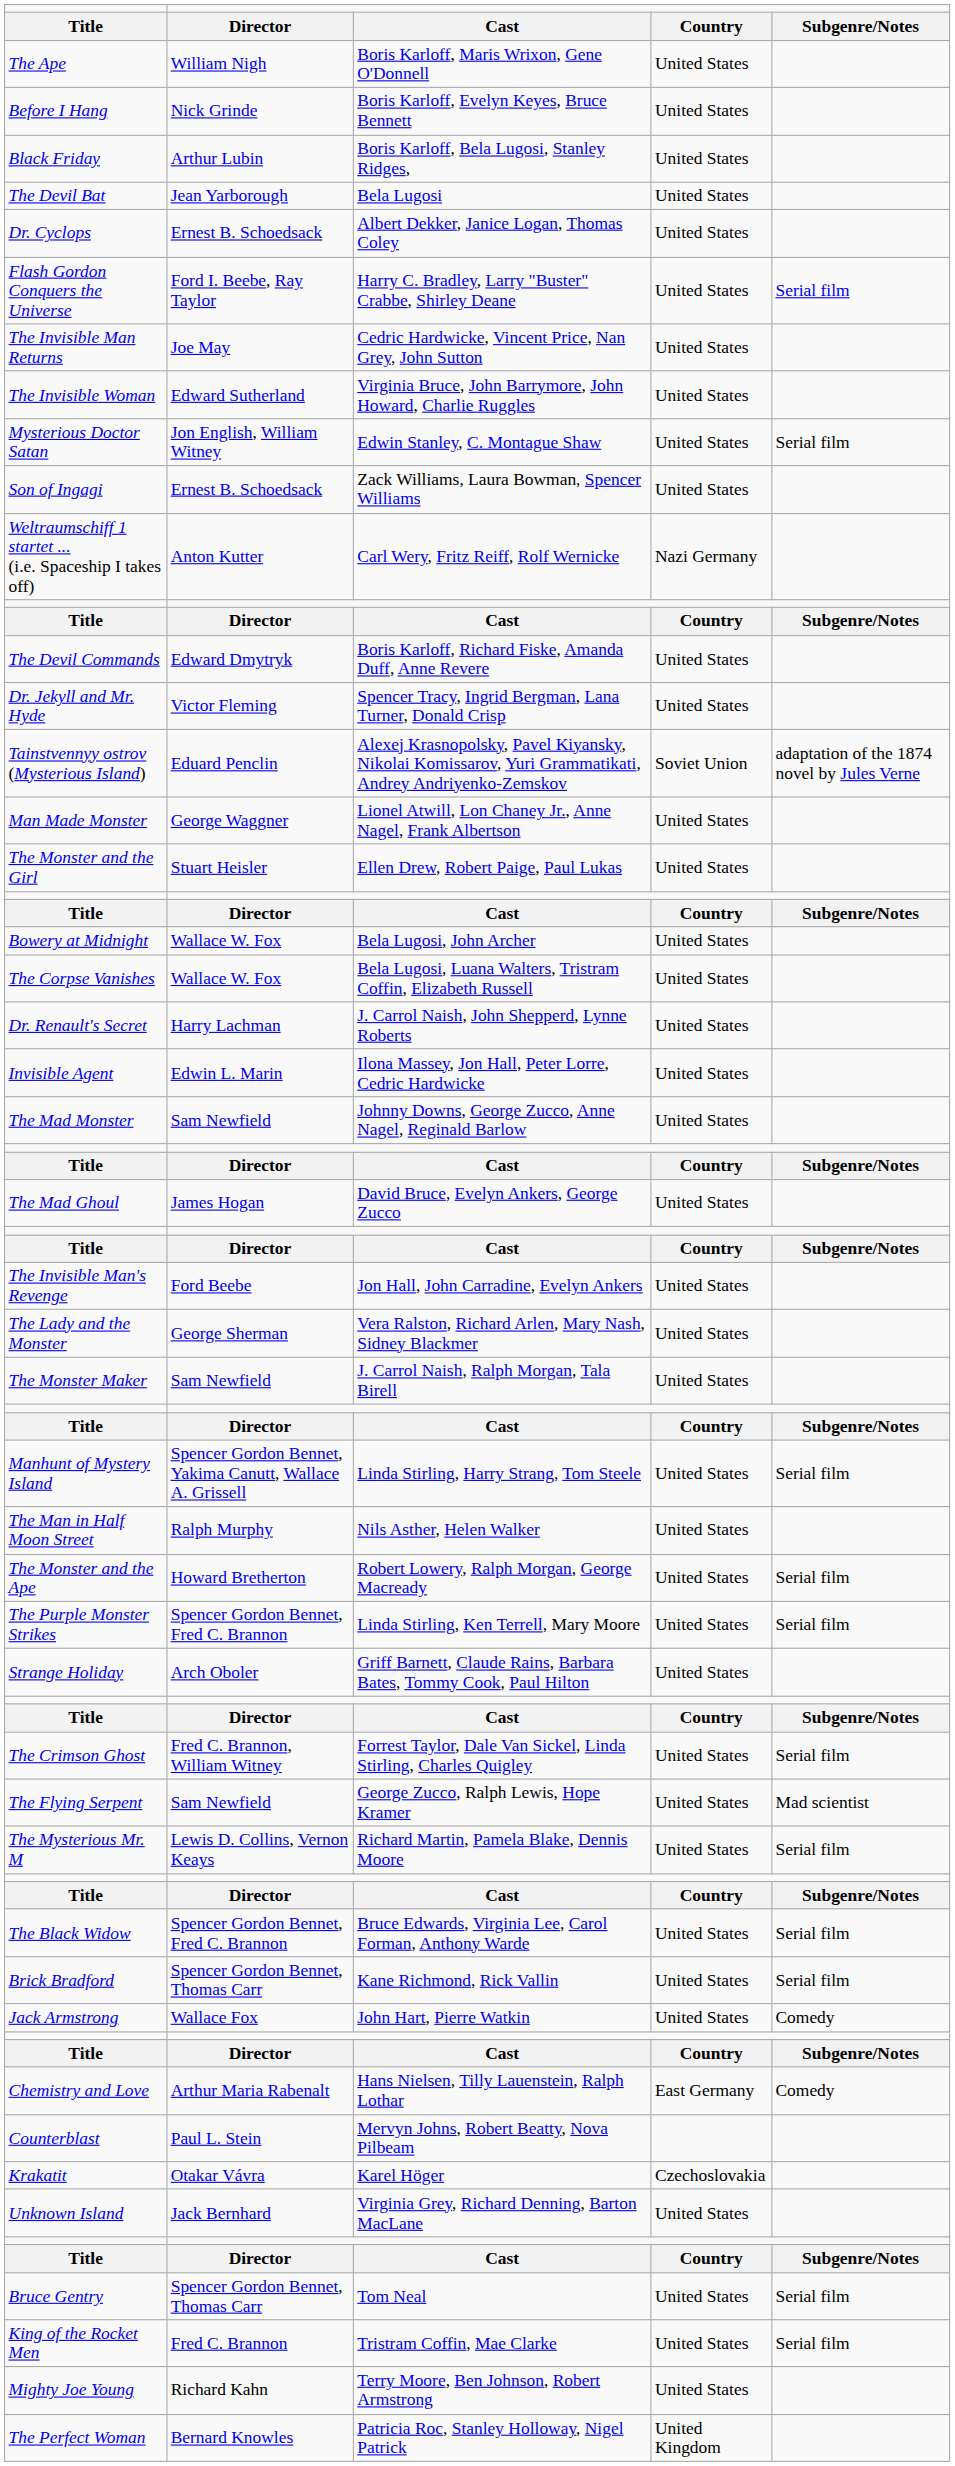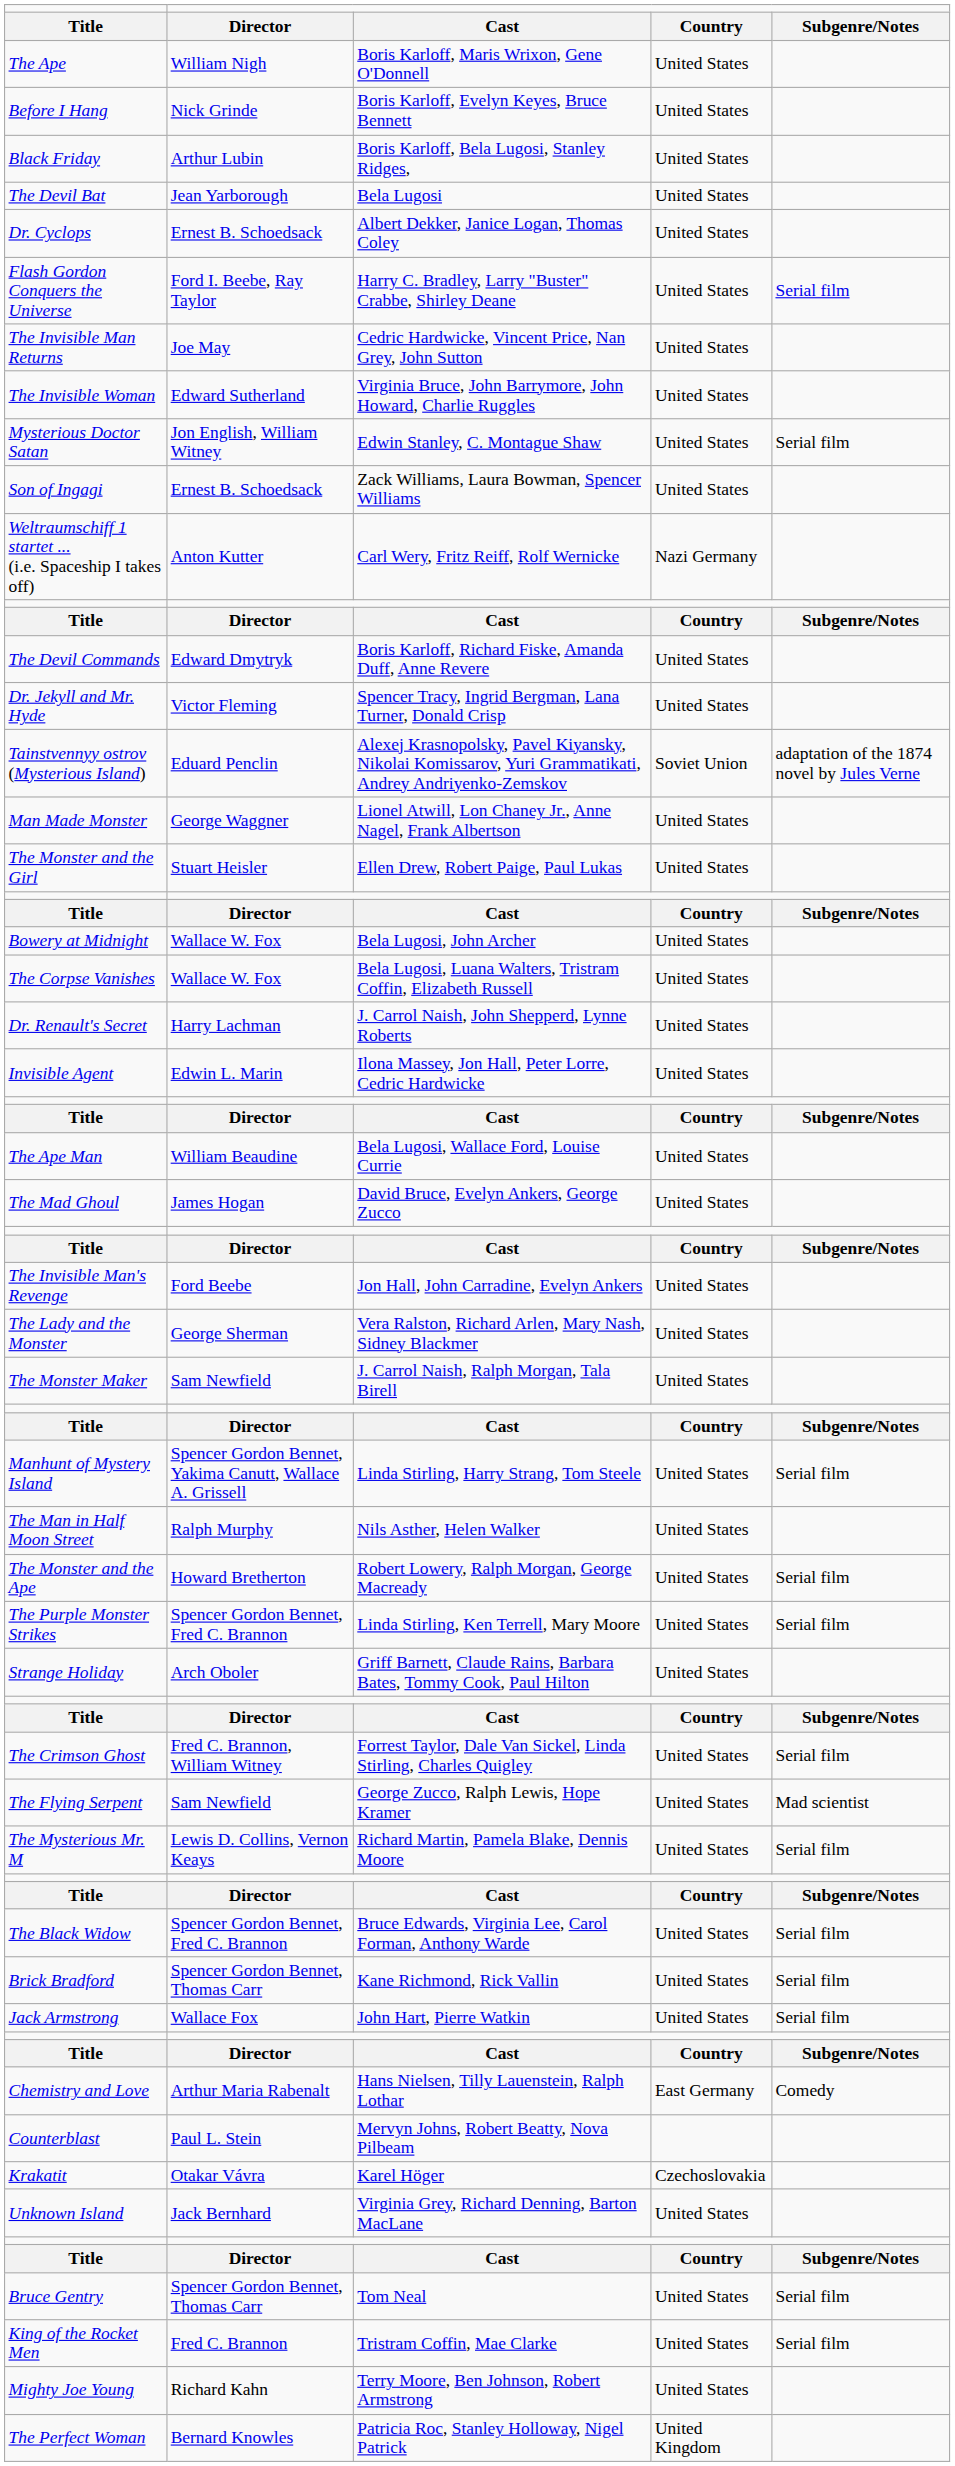- row: (71, 1120)
+ row: (55, 1155)
(805, 2017) Comedy -> (813, 2017) Serial film
